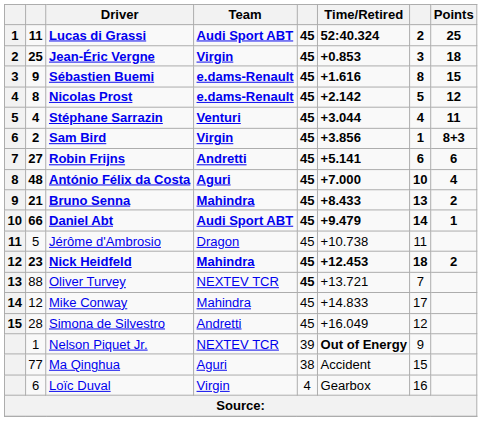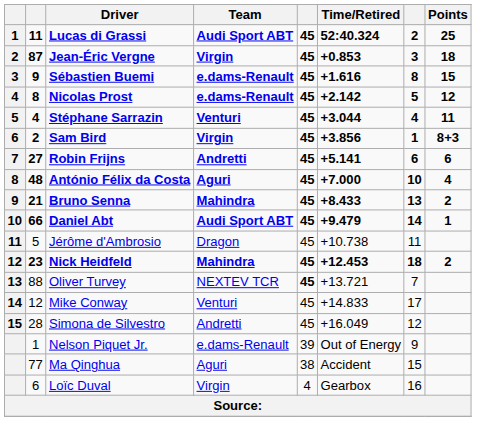(36, 56) 25 -> (36, 56) 87
(224, 302) Mahindra -> (217, 302) Venturi
(238, 344) NEXTEV TCR -> (243, 344) e.dams-Renault
(364, 344) bold -> (361, 344) normal
